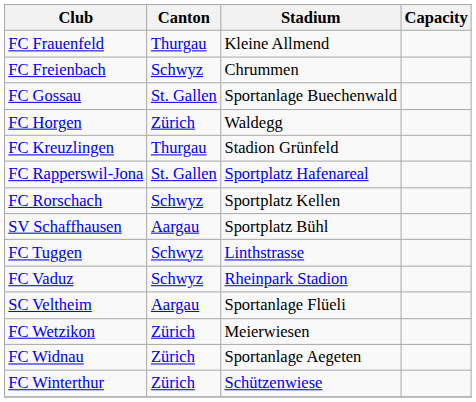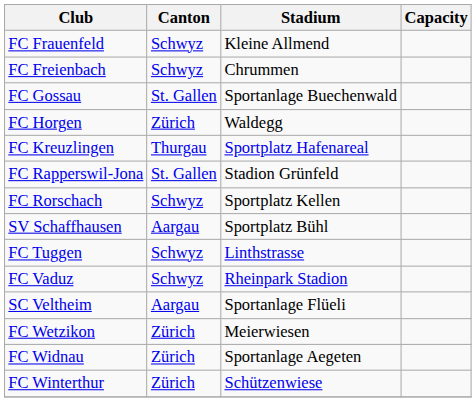(179, 43) Thurgau -> (177, 43) Schwyz
(281, 148) Stadion Grünfeld -> (297, 148) Sportplatz Hafenareal
(297, 174) Sportplatz Hafenareal -> (281, 174) Stadion Grünfeld
